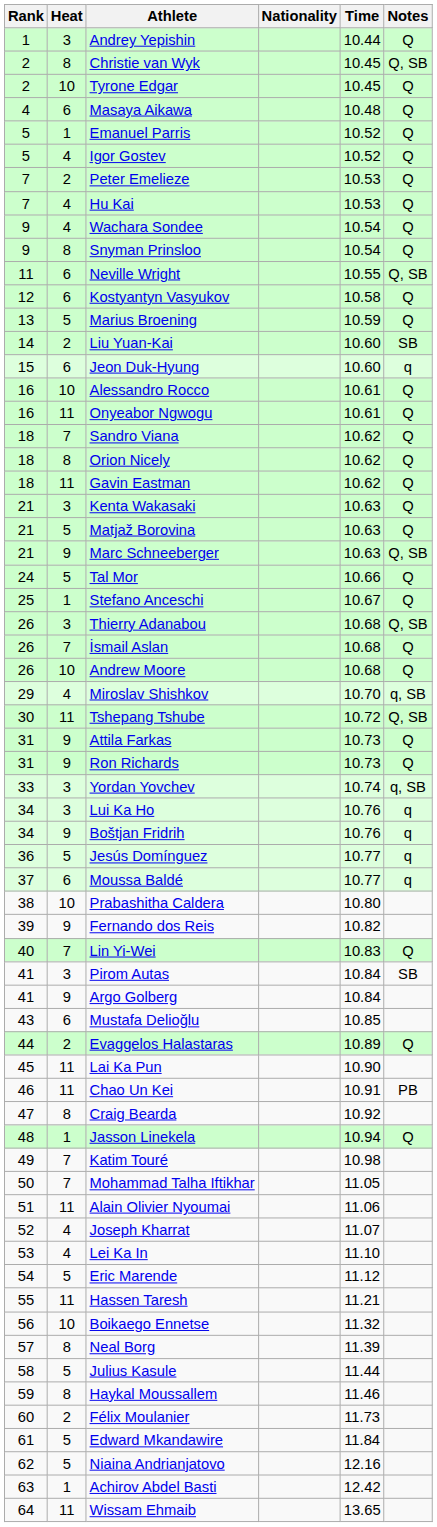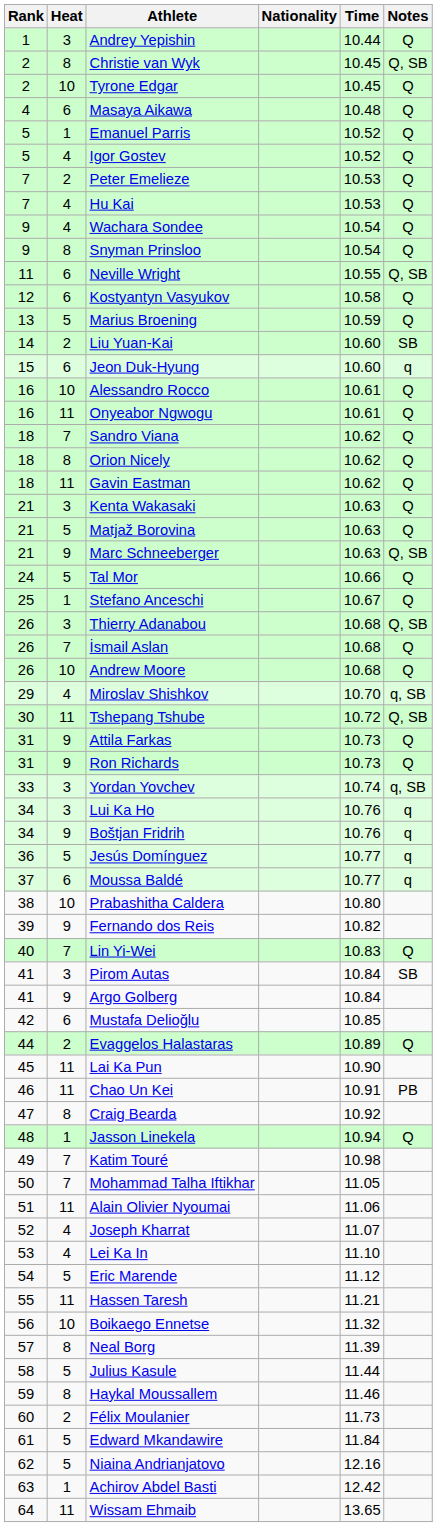(26, 1020) 43 -> (26, 1020) 42
